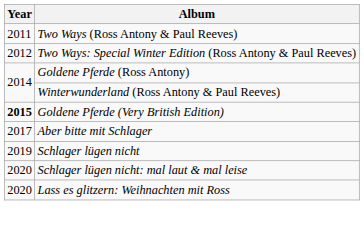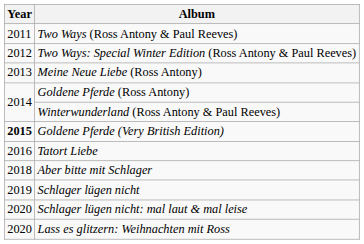+ row: (120, 72)
+ row: (68, 151)
(20, 131) 2017 -> (20, 170) 2018
